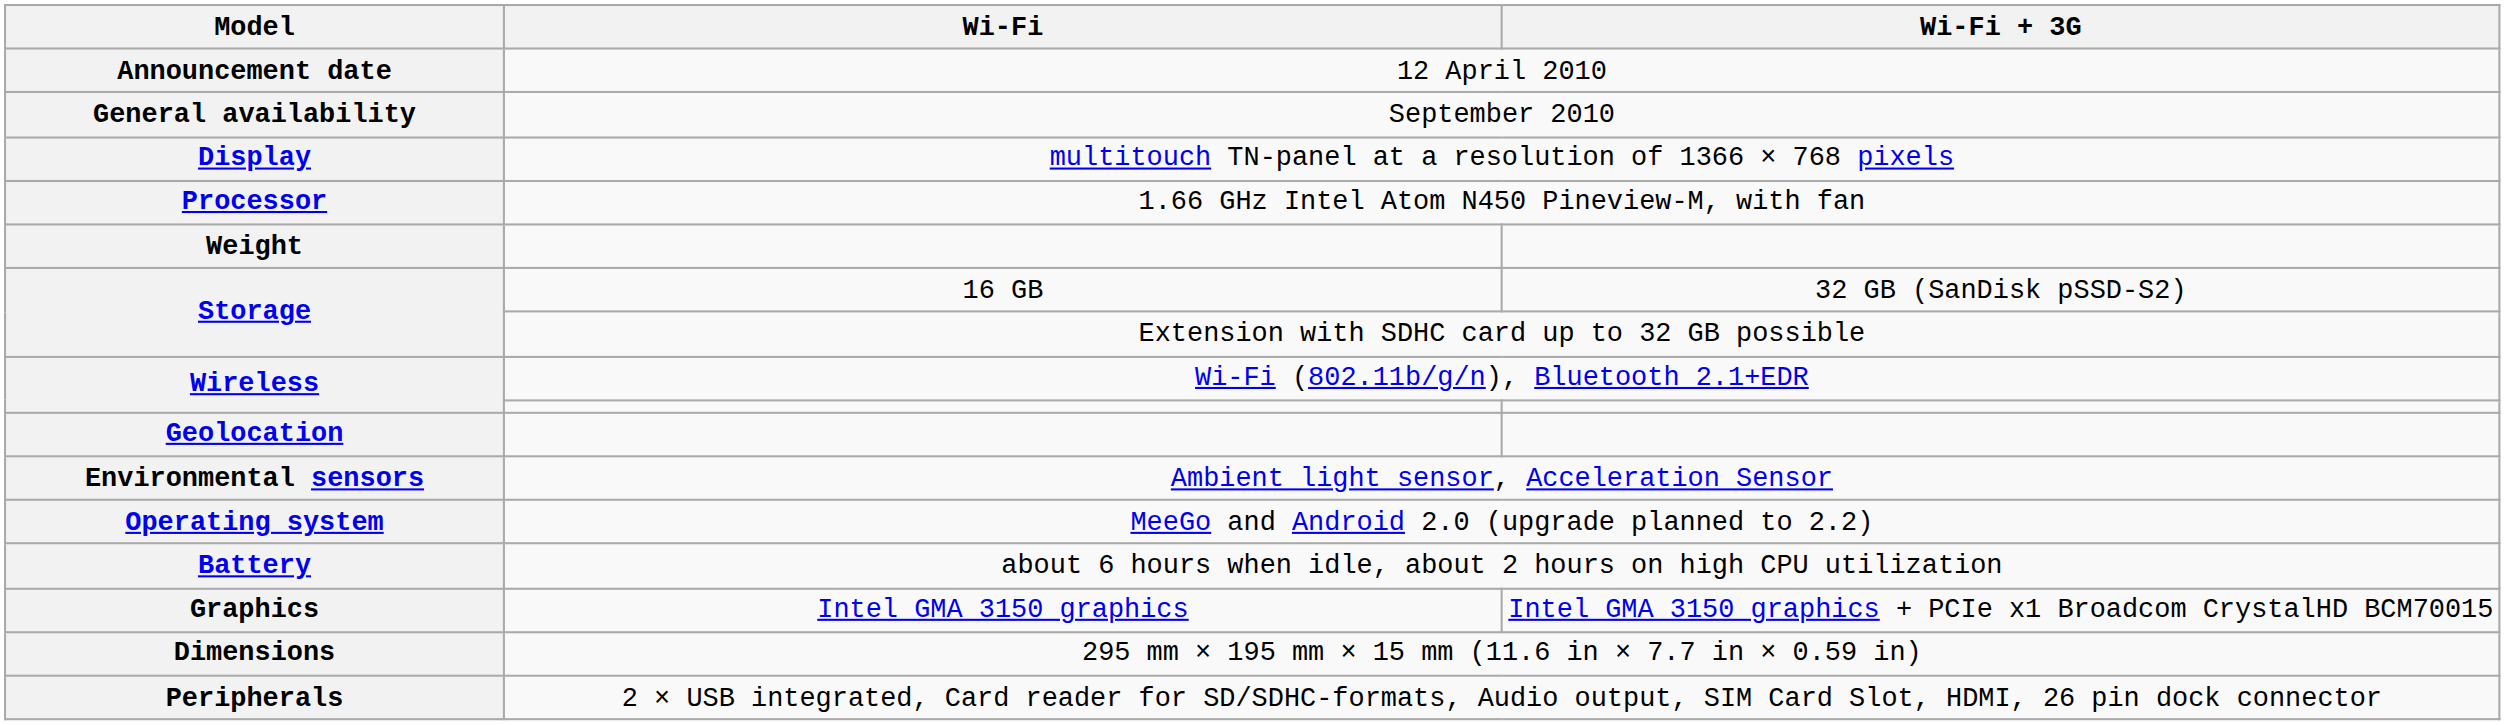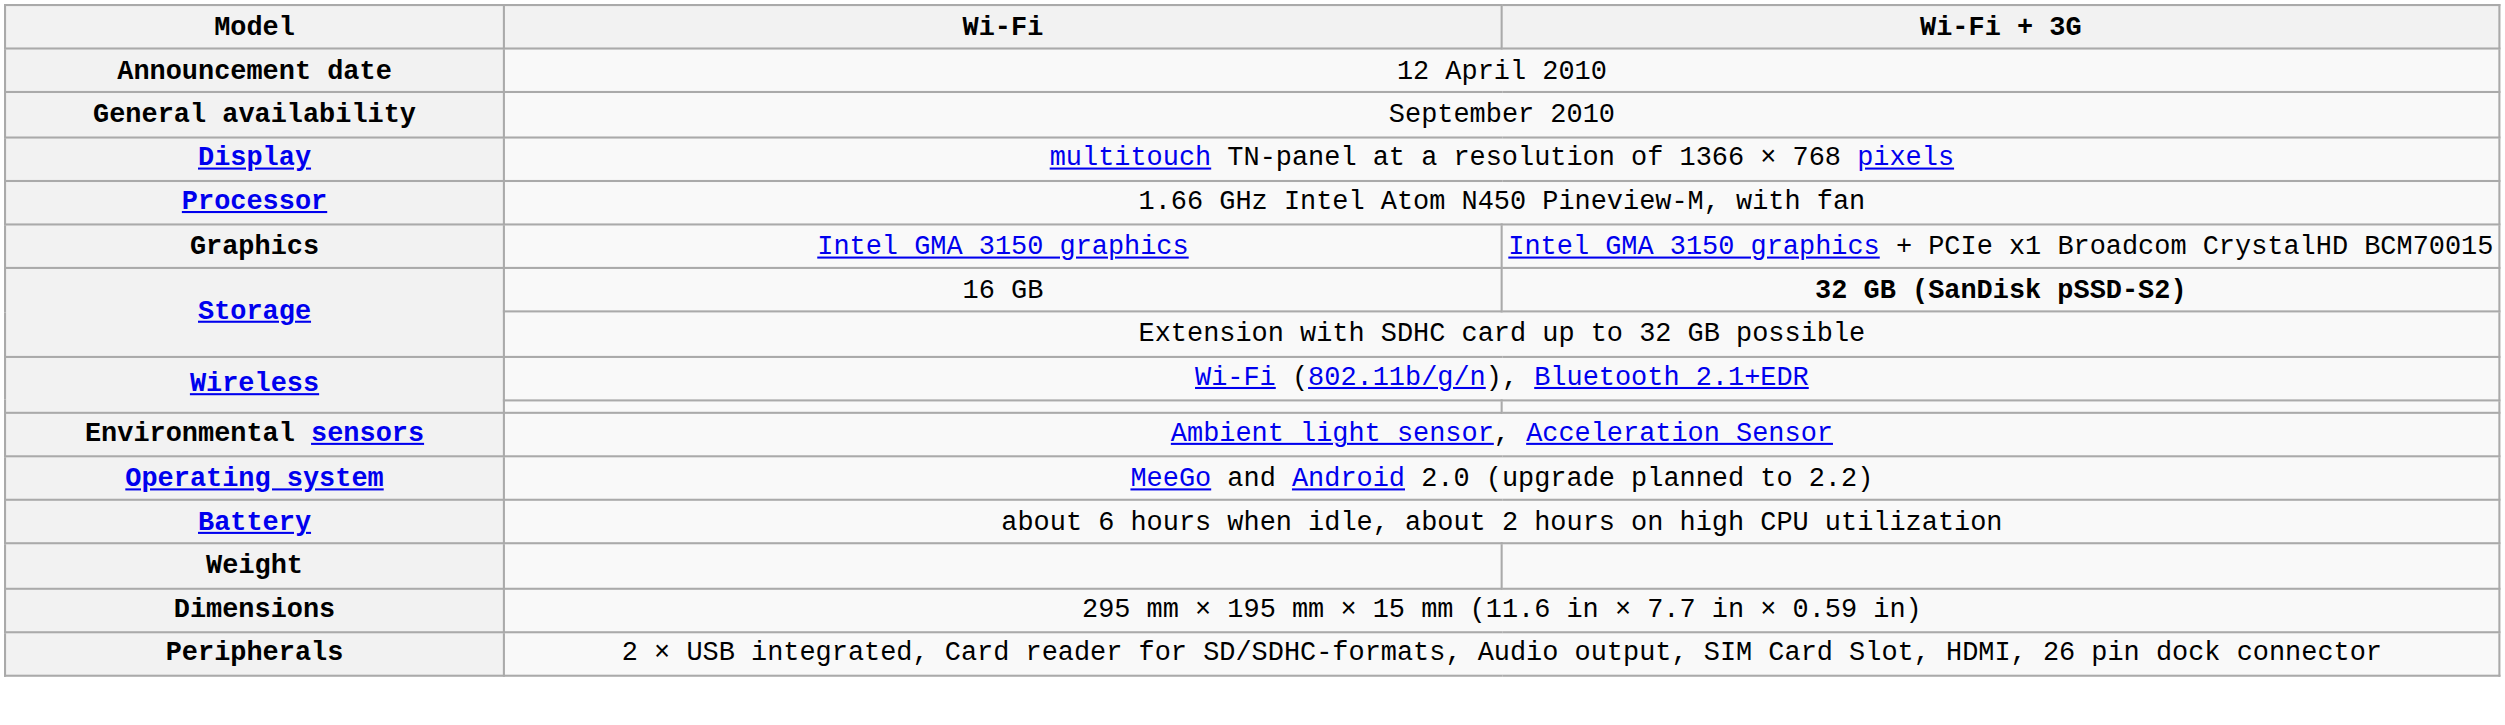rows swapped: (255, 610) <-> (255, 246)
(2001, 290) normal -> (2001, 290) bold
- row: (255, 434)
